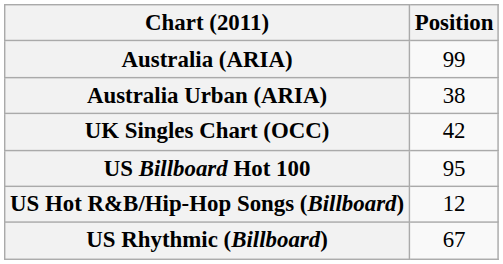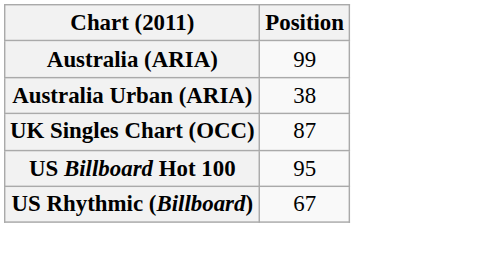(454, 131) 42 -> (305, 131) 87
- row: (207, 204)
